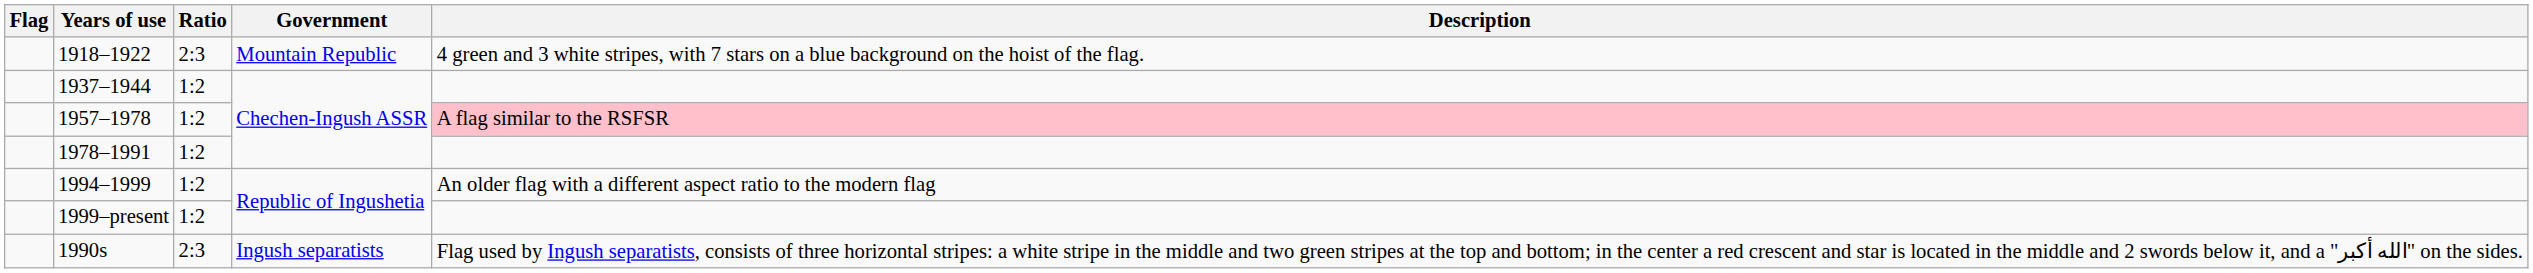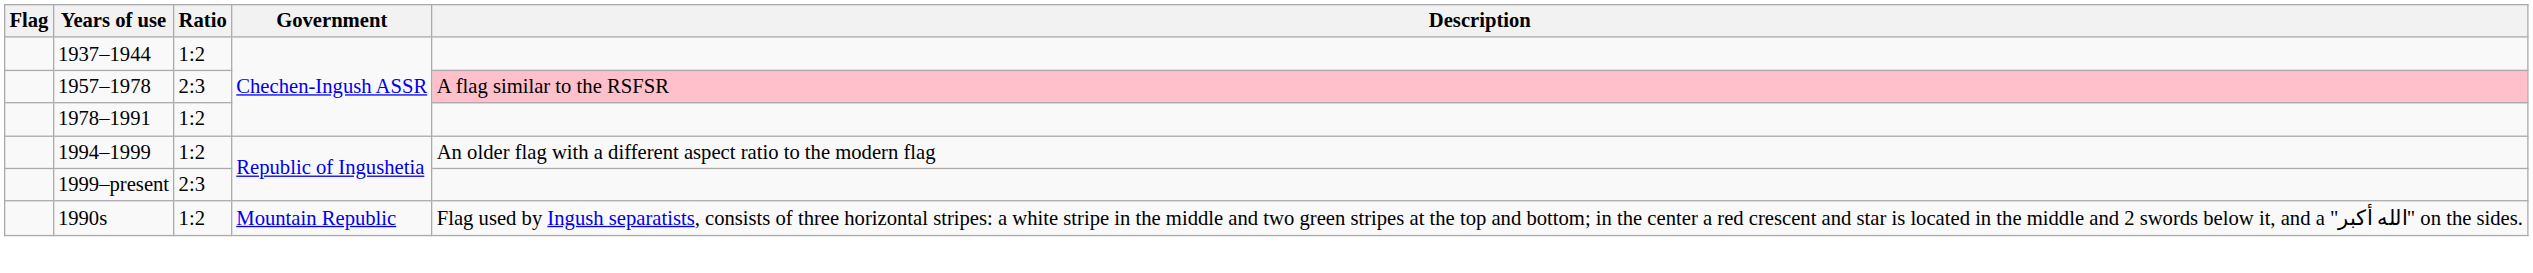- row: (104, 53)
(192, 119) 1:2 -> (192, 86) 2:3
(192, 217) 1:2 -> (192, 184) 2:3
(192, 250) 2:3 -> (192, 217) 1:2
(310, 250) Ingush separatists -> (316, 217) Mountain Republic
